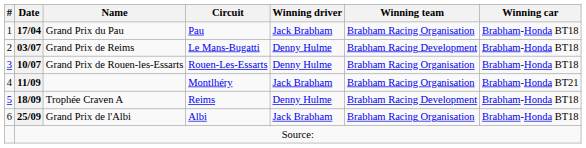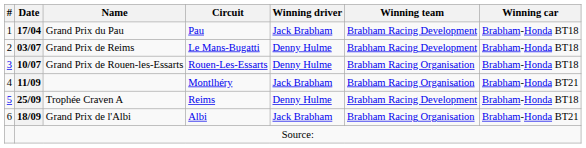(411, 30) Brabham Racing Organisation -> (412, 30) Brabham Racing Development
(29, 100) 18/09 -> (29, 100) 25/09
(29, 117) 25/09 -> (29, 117) 18/09
(530, 117) Brabham-Honda BT18 -> (530, 117) Brabham-Honda BT21
